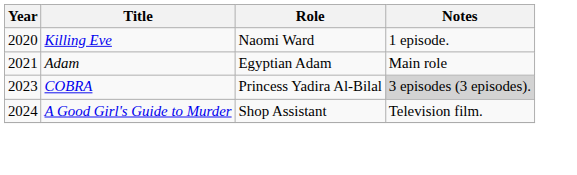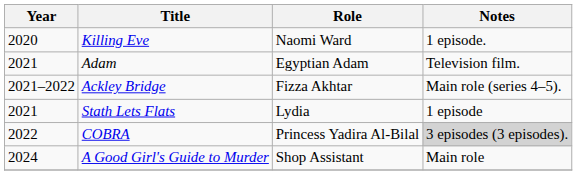(418, 63) Main role -> (473, 63) Television film.
+ row: (124, 87)
+ row: (128, 110)
(23, 87) 2023 -> (23, 134) 2022
(436, 110) Television film. -> (455, 157) Main role
